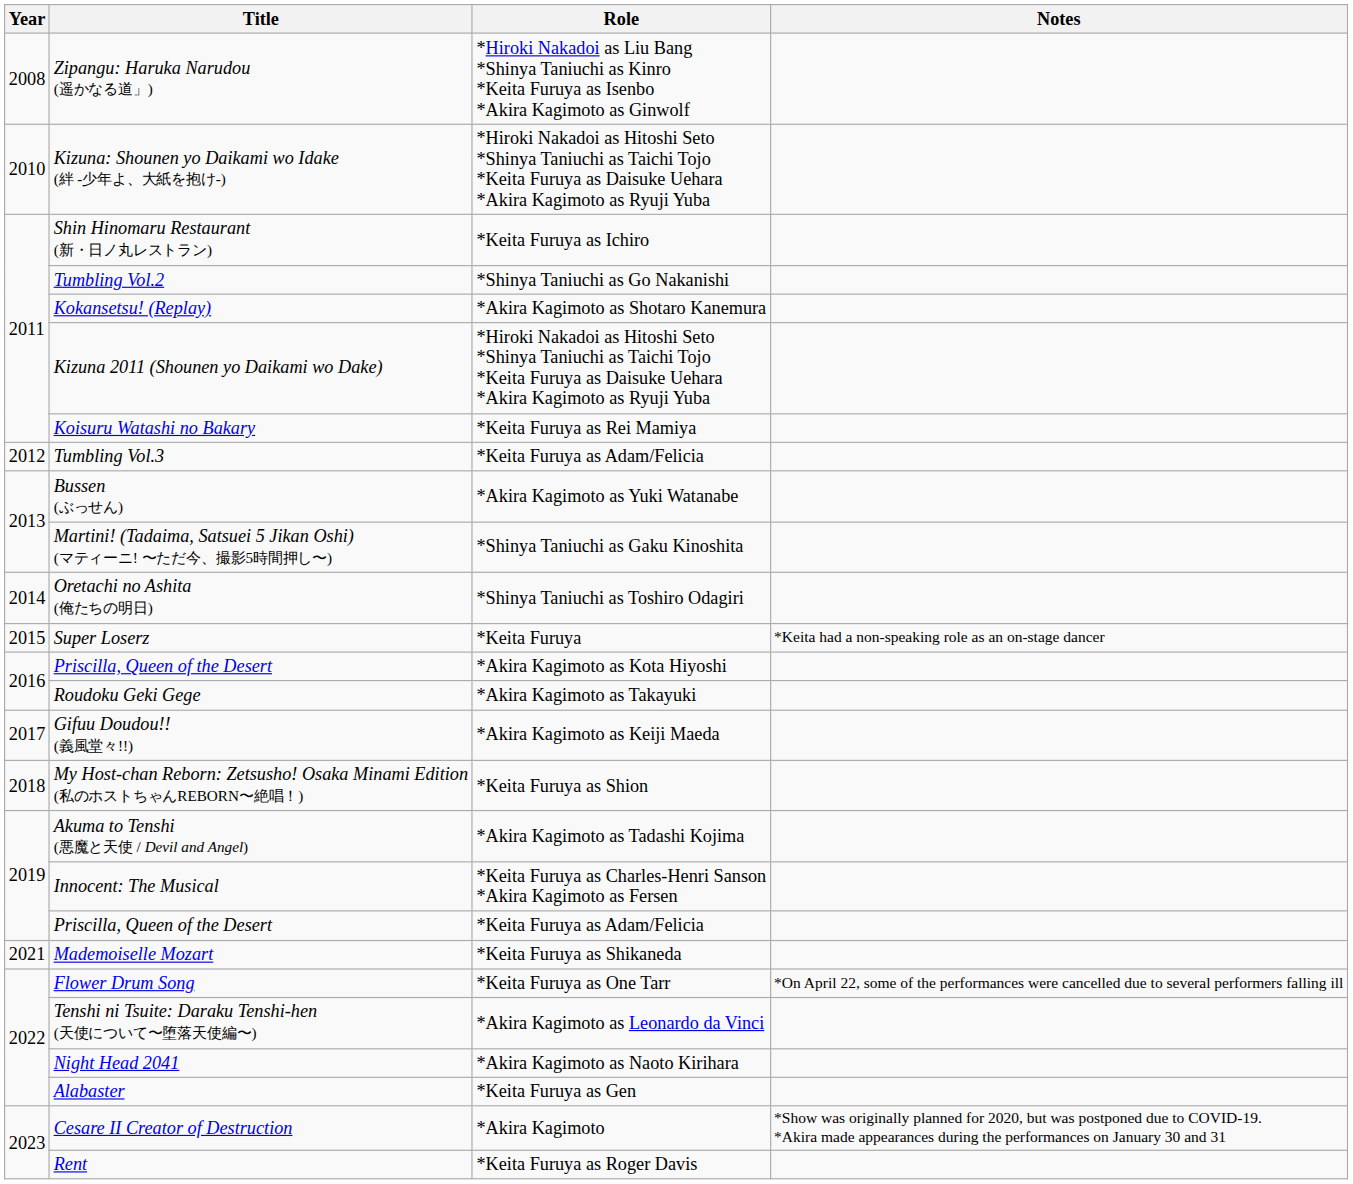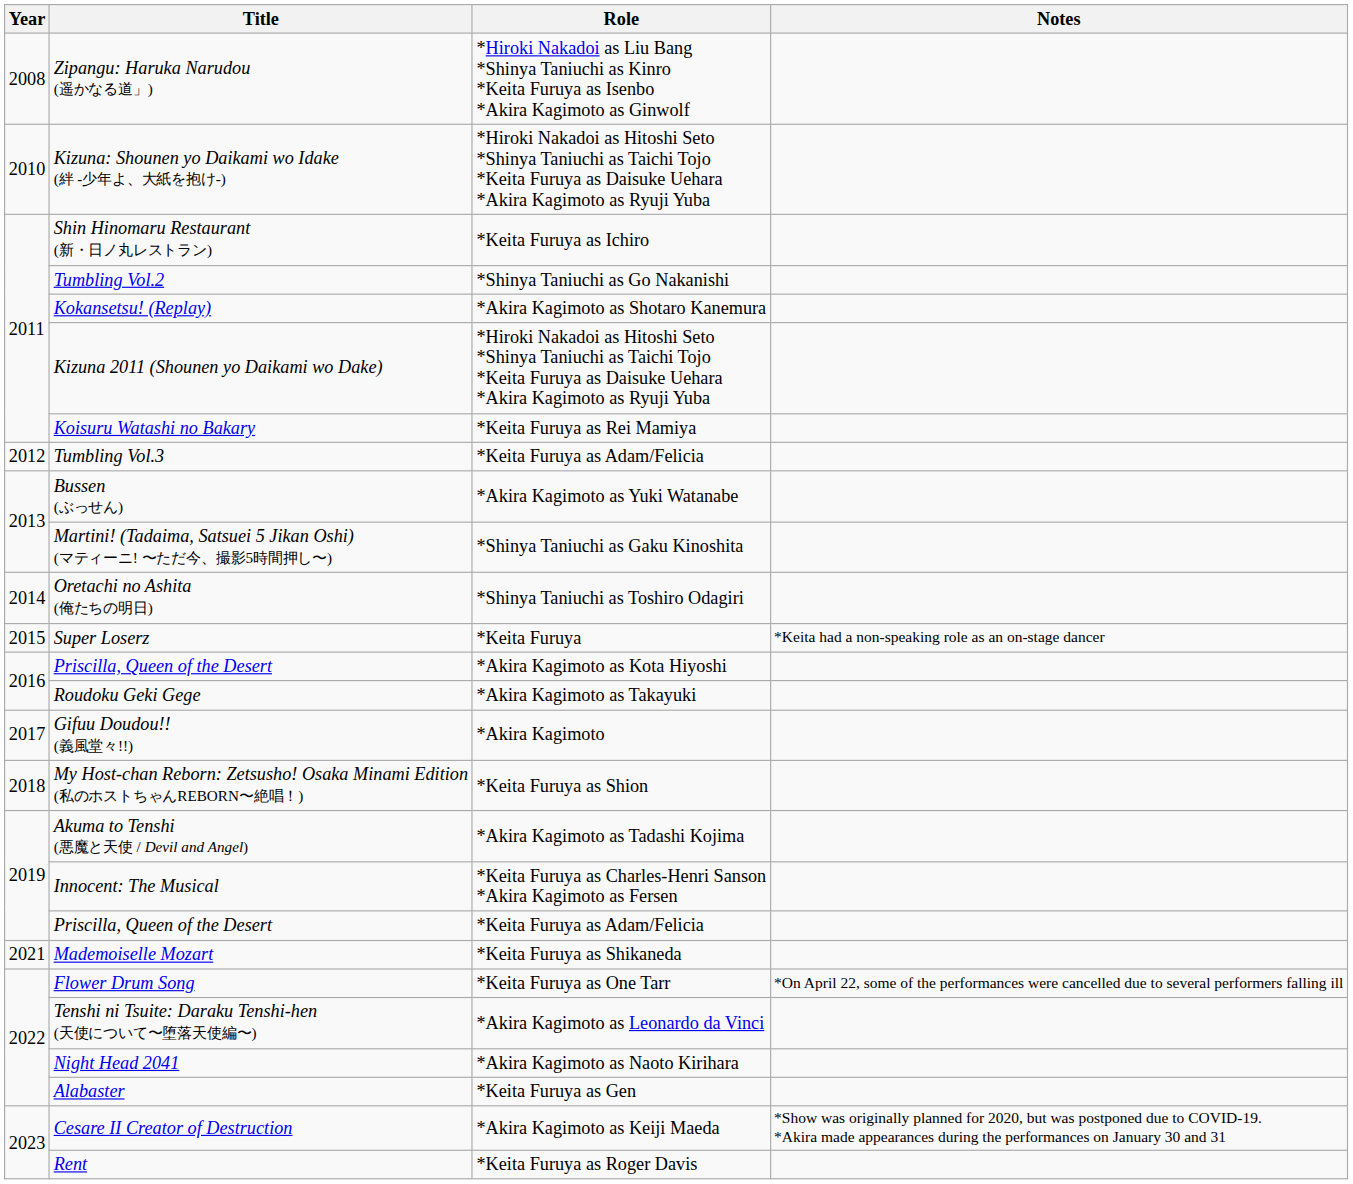(598, 735) *Akira Kagimoto as Keiji Maeda -> (541, 735) *Akira Kagimoto
(541, 1128) *Akira Kagimoto -> (598, 1128) *Akira Kagimoto as Keiji Maeda
